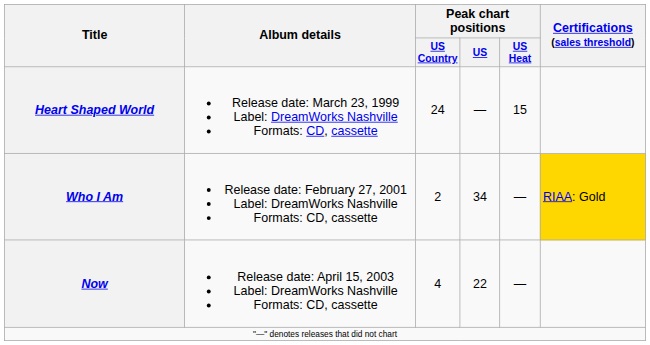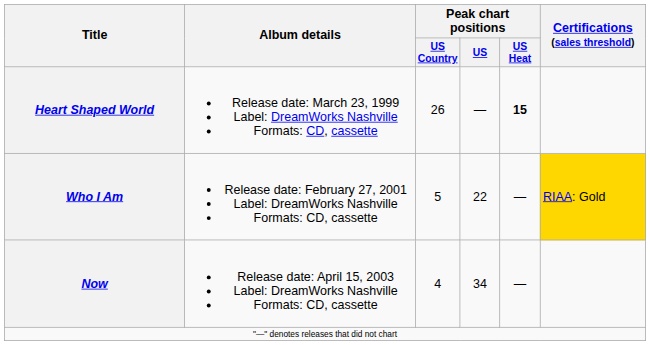(438, 110) 24 -> (438, 110) 26
(520, 110) normal -> (520, 110) bold
(438, 196) 2 -> (438, 196) 5
(480, 196) 34 -> (480, 196) 22
(480, 283) 22 -> (480, 283) 34
